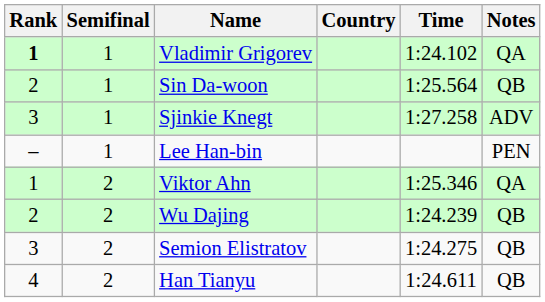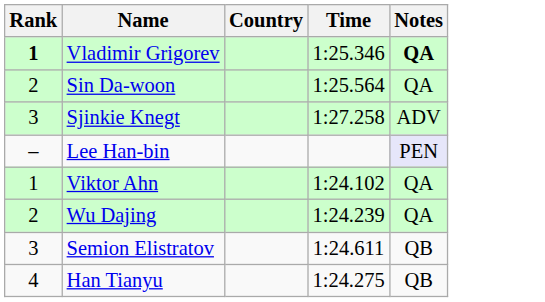- column: (108, 20)
(441, 53) 1:24.102 -> (349, 53) 1:25.346
(511, 53) normal -> (419, 53) bold
(511, 85) QB -> (419, 85) QA
(511, 150) no background -> (419, 150) lavender background
(441, 183) 1:25.346 -> (349, 183) 1:24.102
(511, 215) QB -> (419, 215) QA
(441, 248) 1:24.275 -> (349, 248) 1:24.611
(441, 280) 1:24.611 -> (349, 280) 1:24.275
